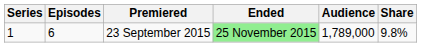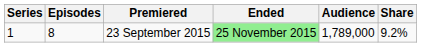(51, 32) 6 -> (51, 32) 8
(394, 32) 9.8% -> (394, 32) 9.2%
